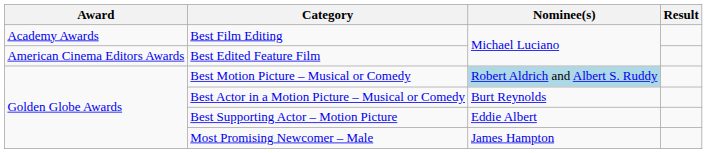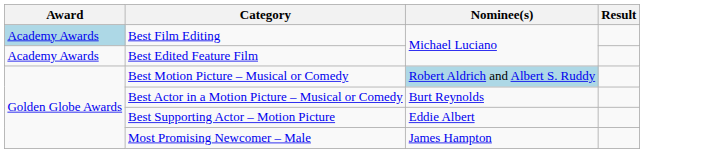(53, 35) no background -> (53, 35) lightblue background
(96, 55) American Cinema Editors Awards -> (53, 55) Academy Awards
